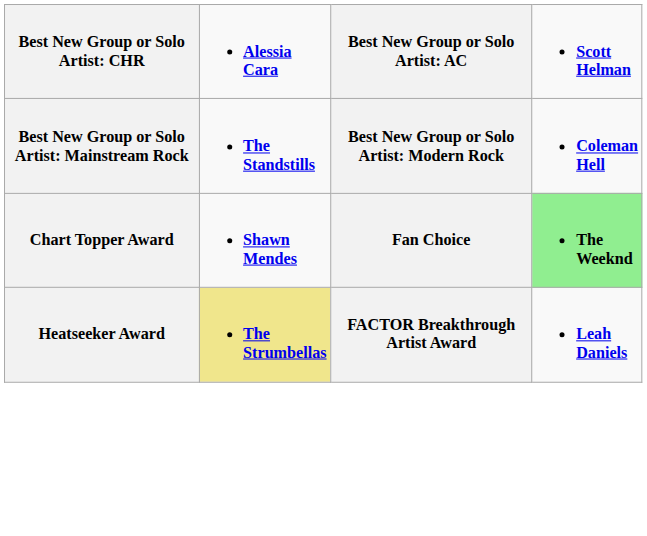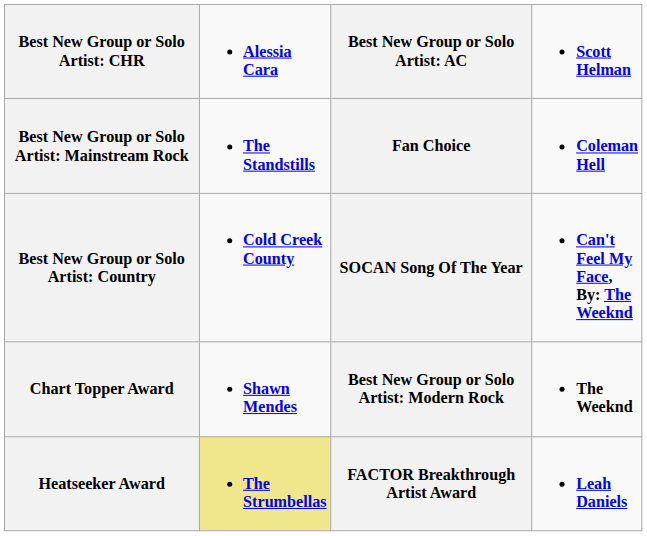(431, 145) Best New Group or Solo Artist: Modern Rock -> (431, 145) Fan Choice
+ row: (102, 267)
(431, 240) Fan Choice -> (431, 389) Best New Group or Solo Artist: Modern Rock
(587, 249) lightgreen background -> (587, 398) no background
